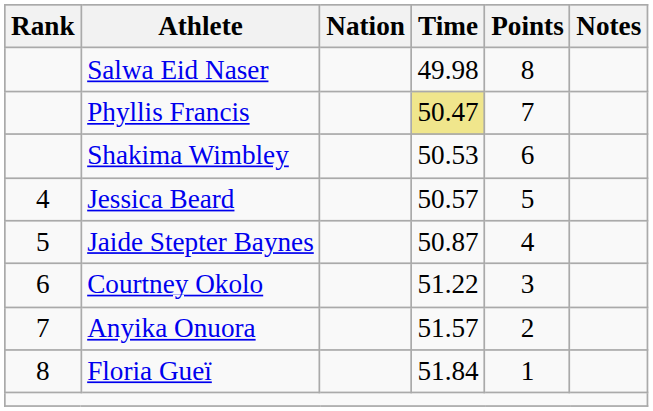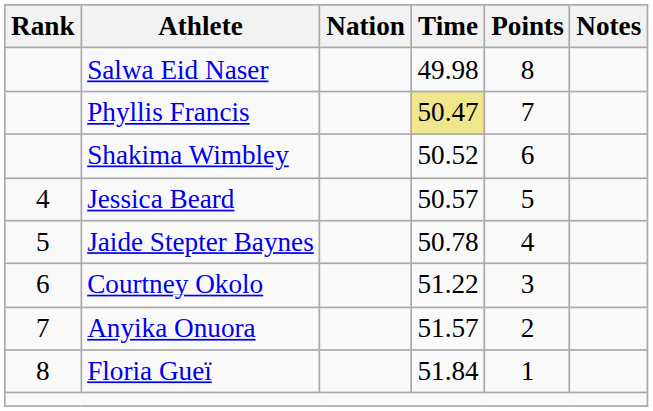(448, 155) 50.53 -> (448, 155) 50.52
(448, 241) 50.87 -> (448, 241) 50.78
